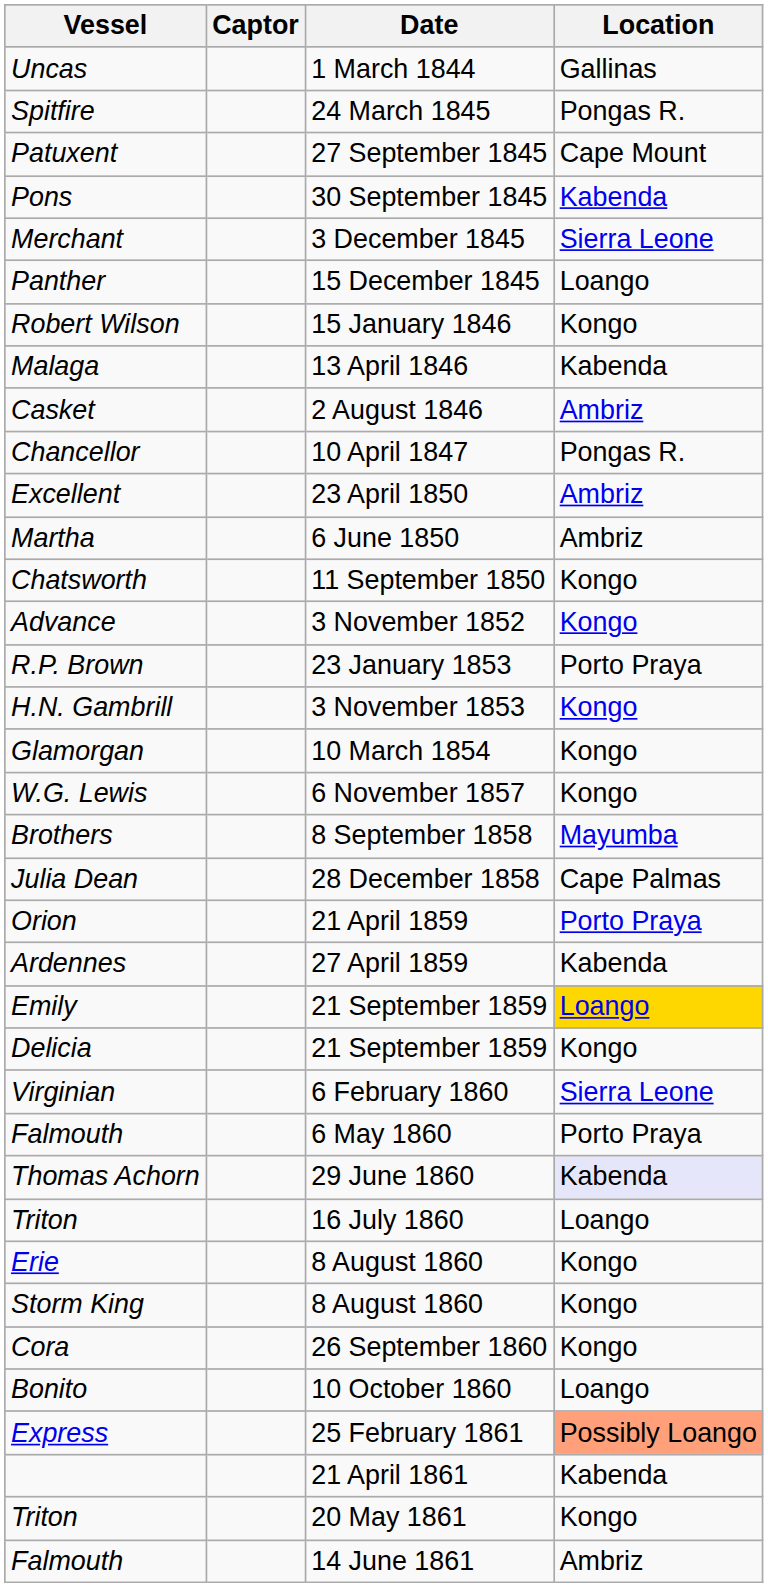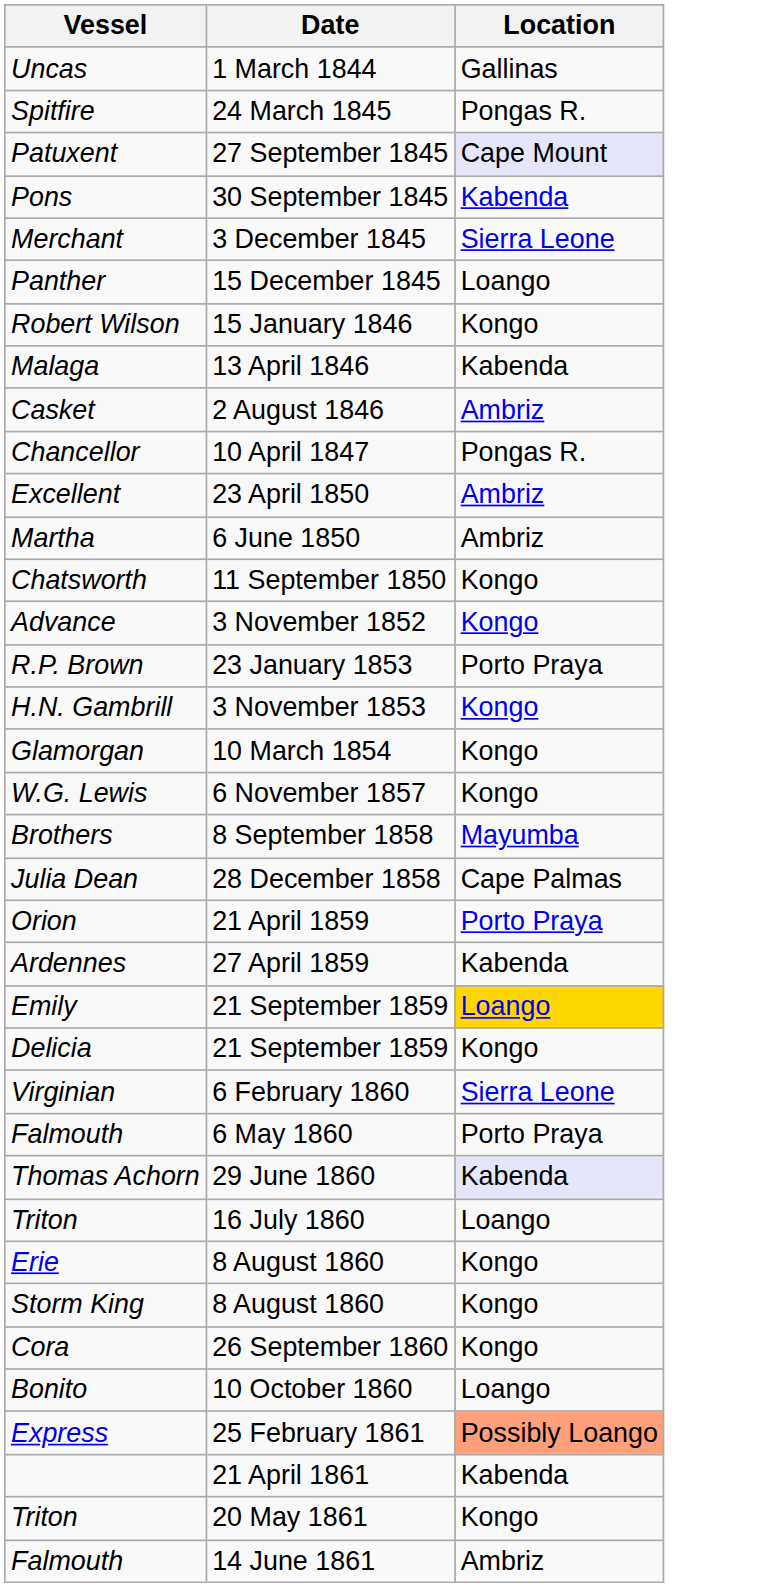- column: (255, 25)
(633, 153) no background -> (534, 153) lavender background
